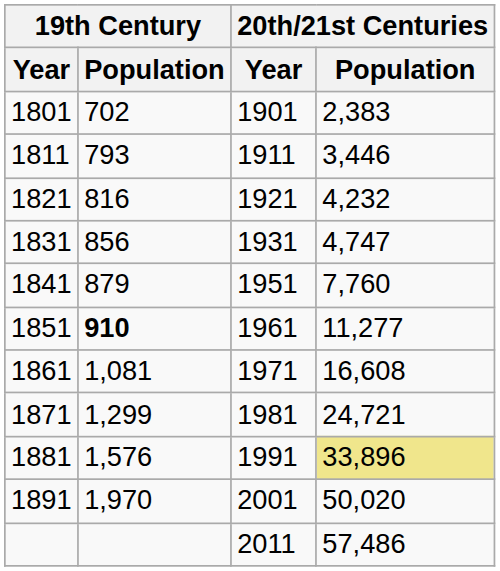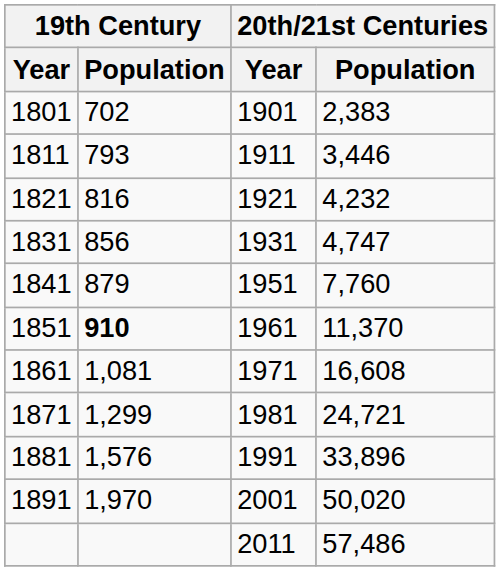(363, 328) 11,277 -> (363, 328) 11,370
(364, 457) khaki background -> (364, 457) no background
